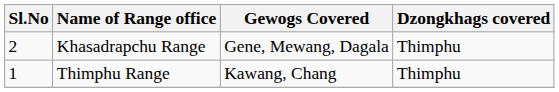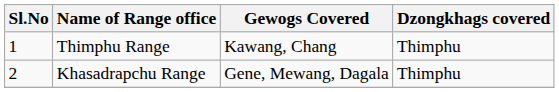rows swapped: (113, 73) <-> (131, 45)
